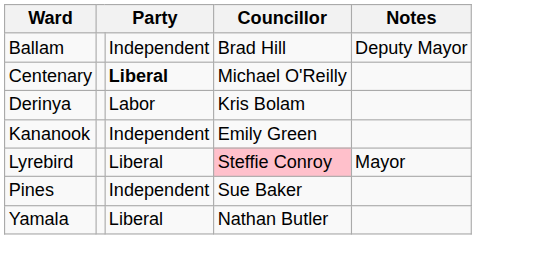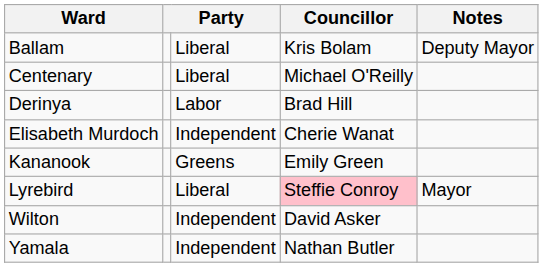(159, 47) Independent -> (202, 47) Liberal
(252, 47) Brad Hill -> (328, 47) Kris Bolam
(138, 76) bold -> (202, 76) normal
(261, 104) Kris Bolam -> (318, 104) Brad Hill
+ row: (84, 133)
(159, 133) Independent -> (205, 162) Greens
- row: (31, 190)
+ row: (34, 219)
(136, 219) Liberal -> (225, 248) Independent
